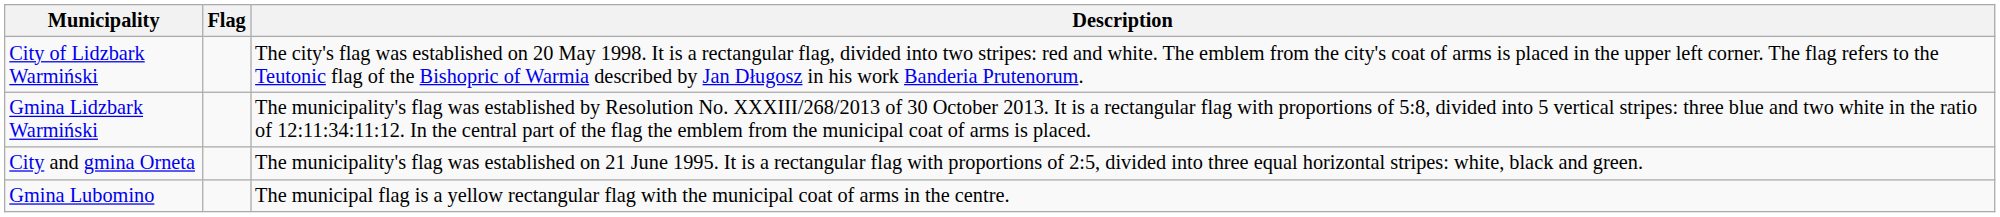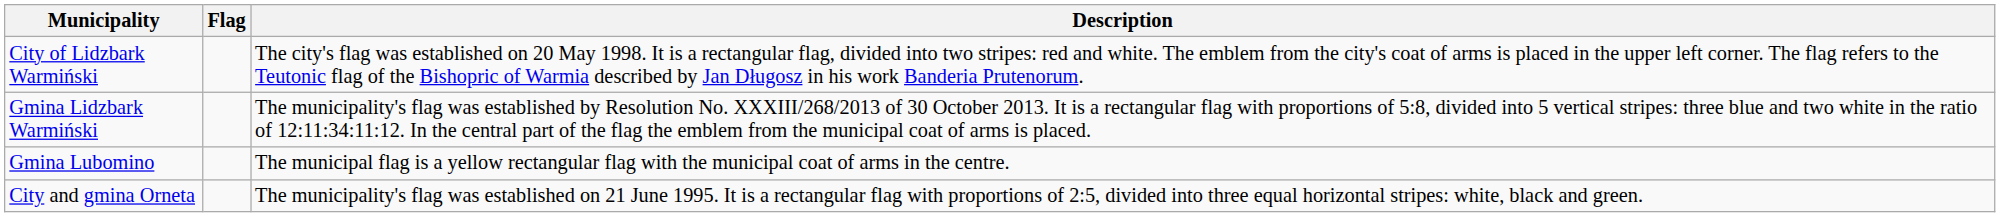rows swapped: (82, 195) <-> (102, 163)
